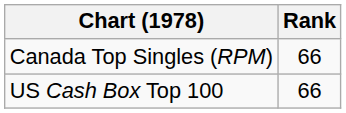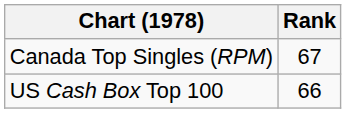(310, 56) 66 -> (310, 56) 67
